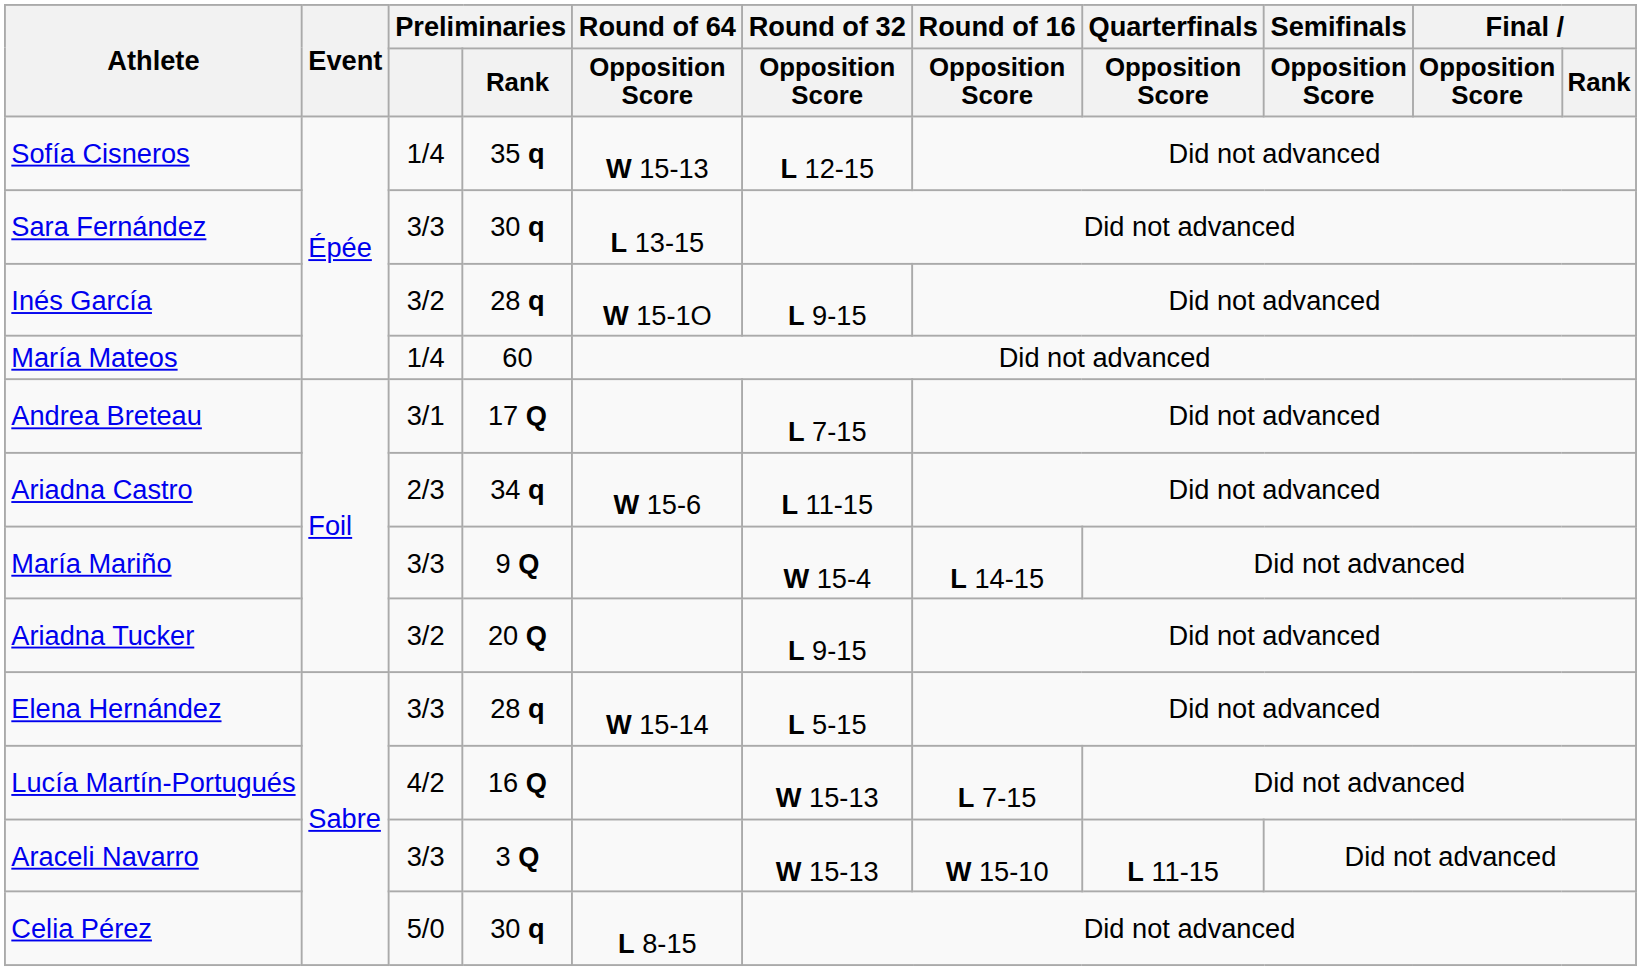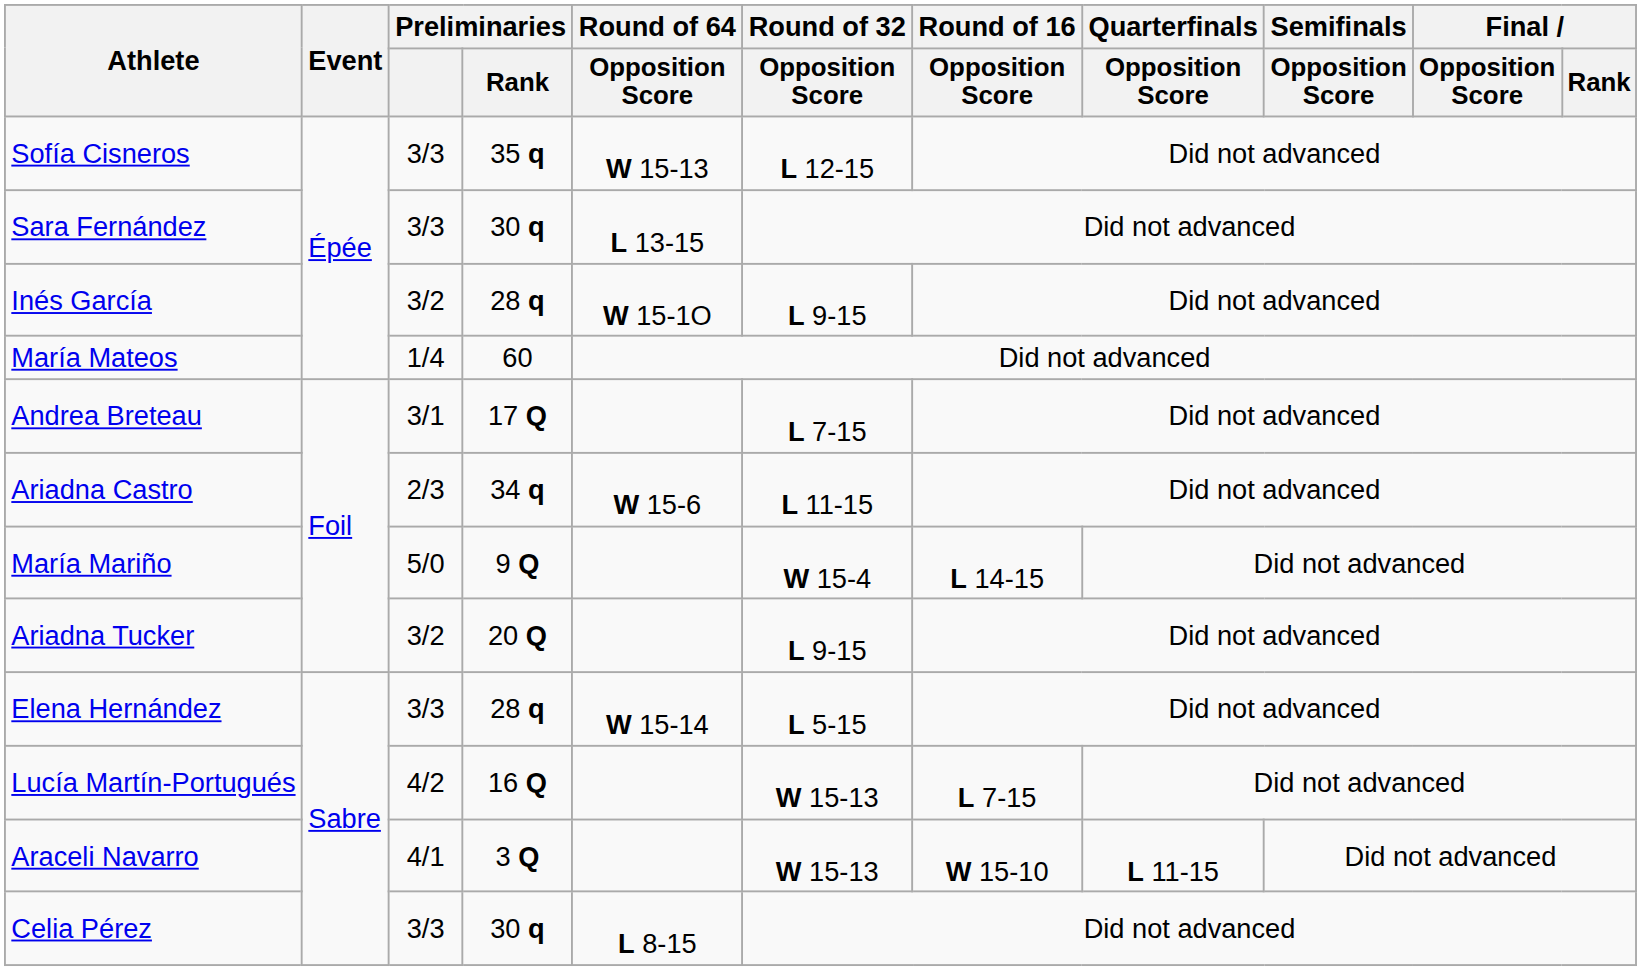(426, 154) 1/4 -> (426, 154) 3/3
(426, 563) 3/3 -> (426, 563) 5/0
(426, 856) 3/3 -> (426, 856) 4/1
(426, 929) 5/0 -> (426, 929) 3/3
